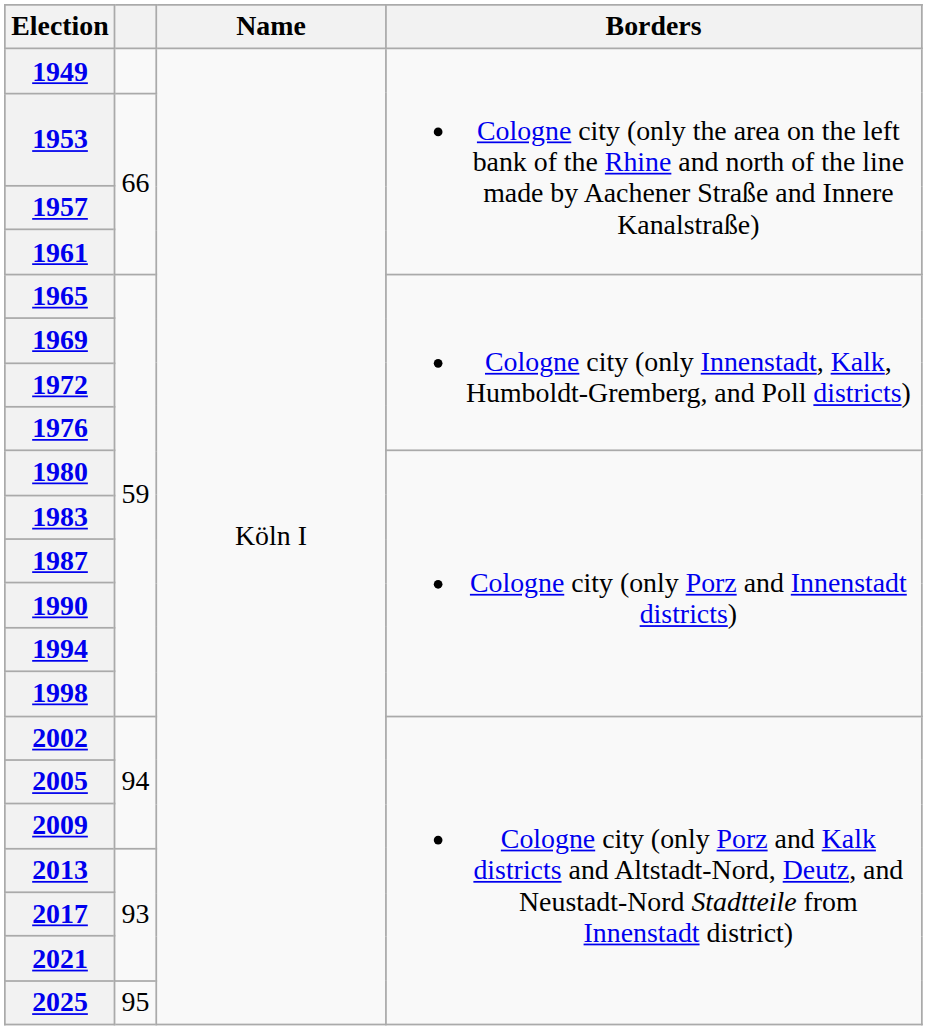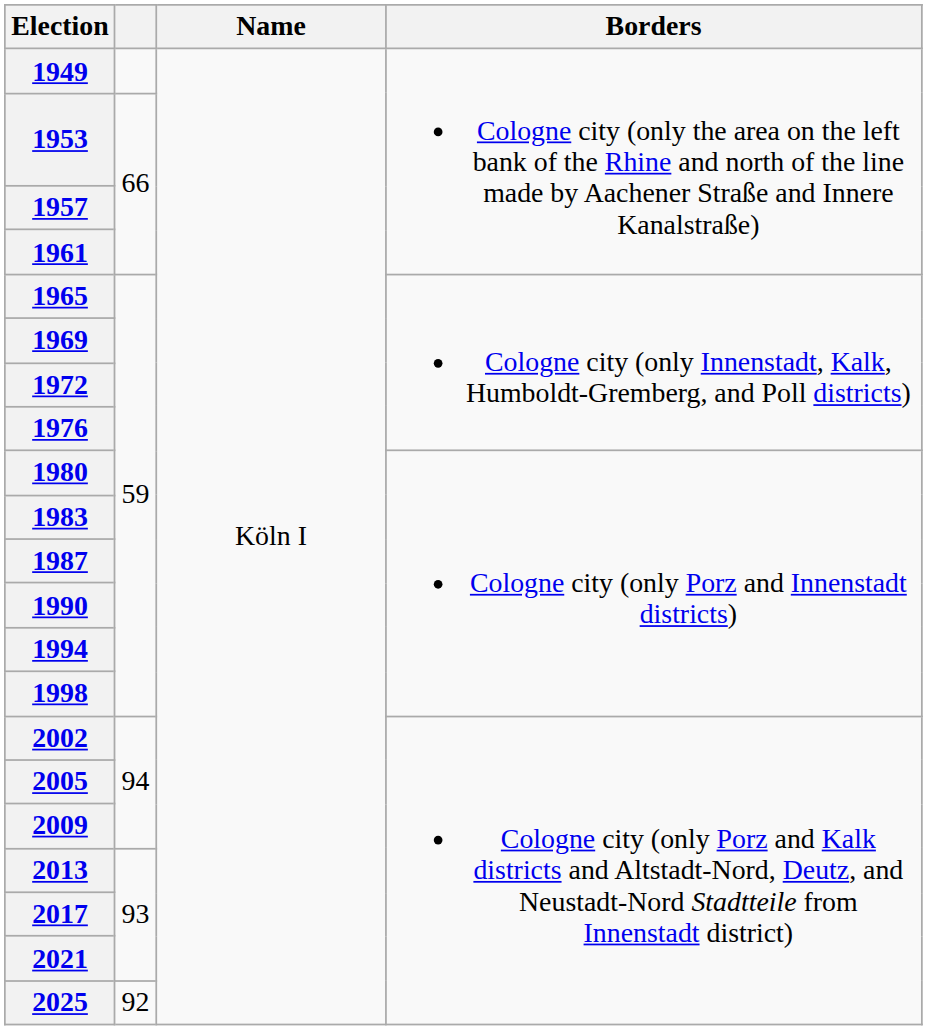(135, 1002) 95 -> (135, 1002) 92
